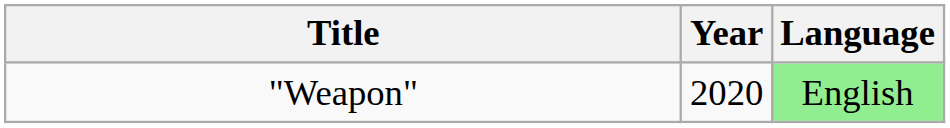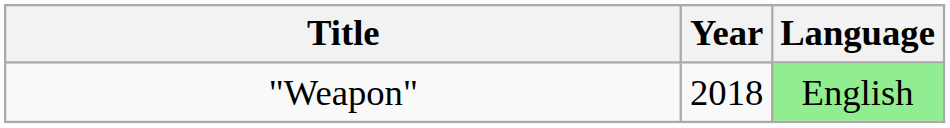(727, 91) 2020 -> (727, 91) 2018
